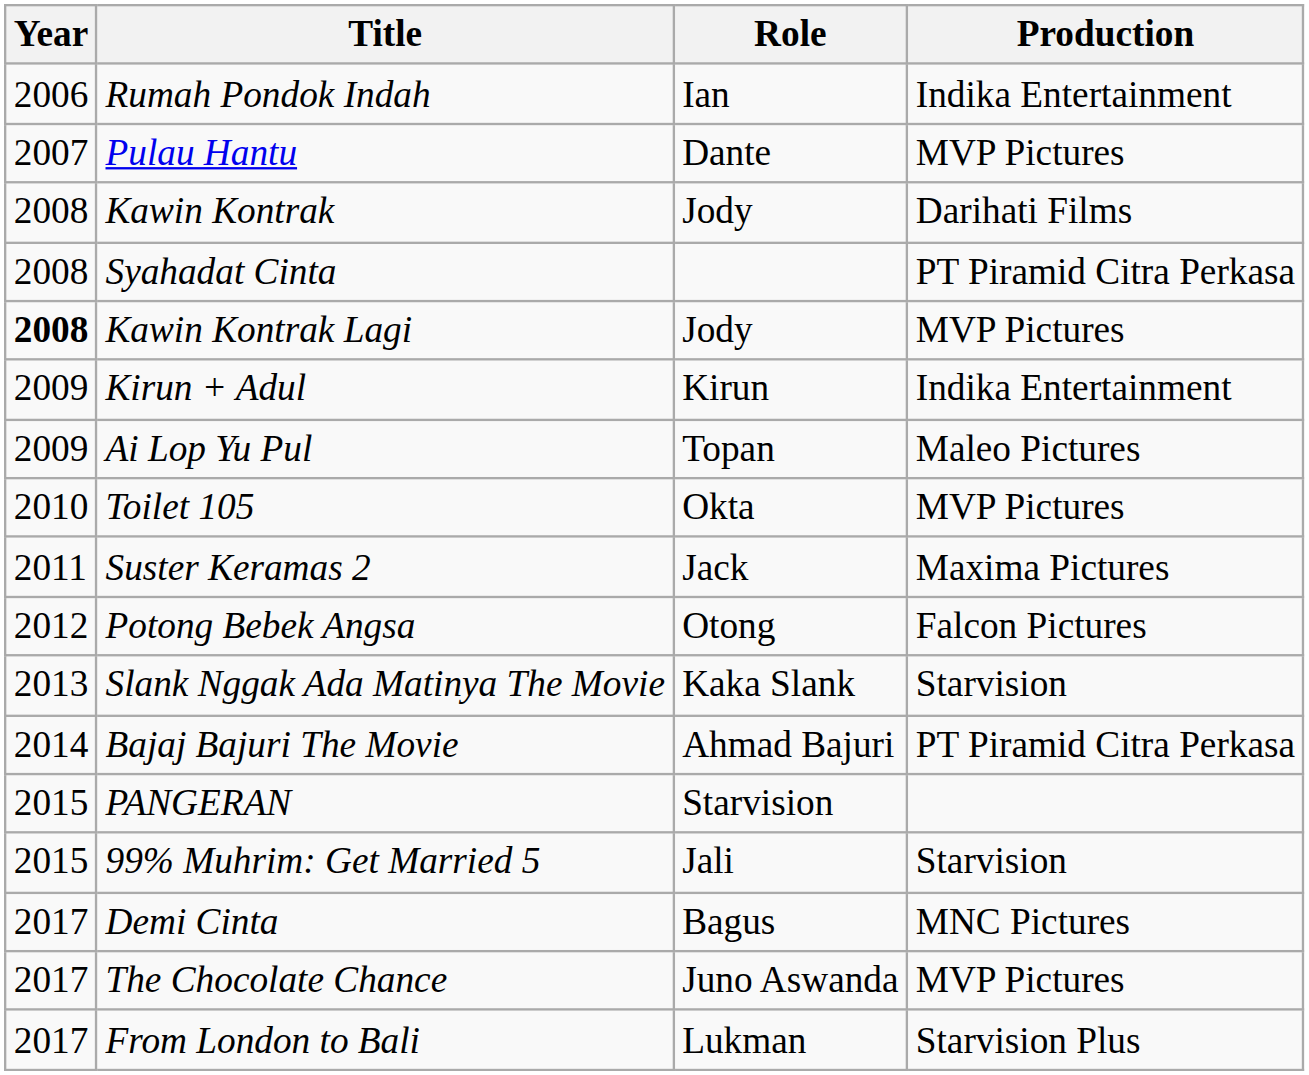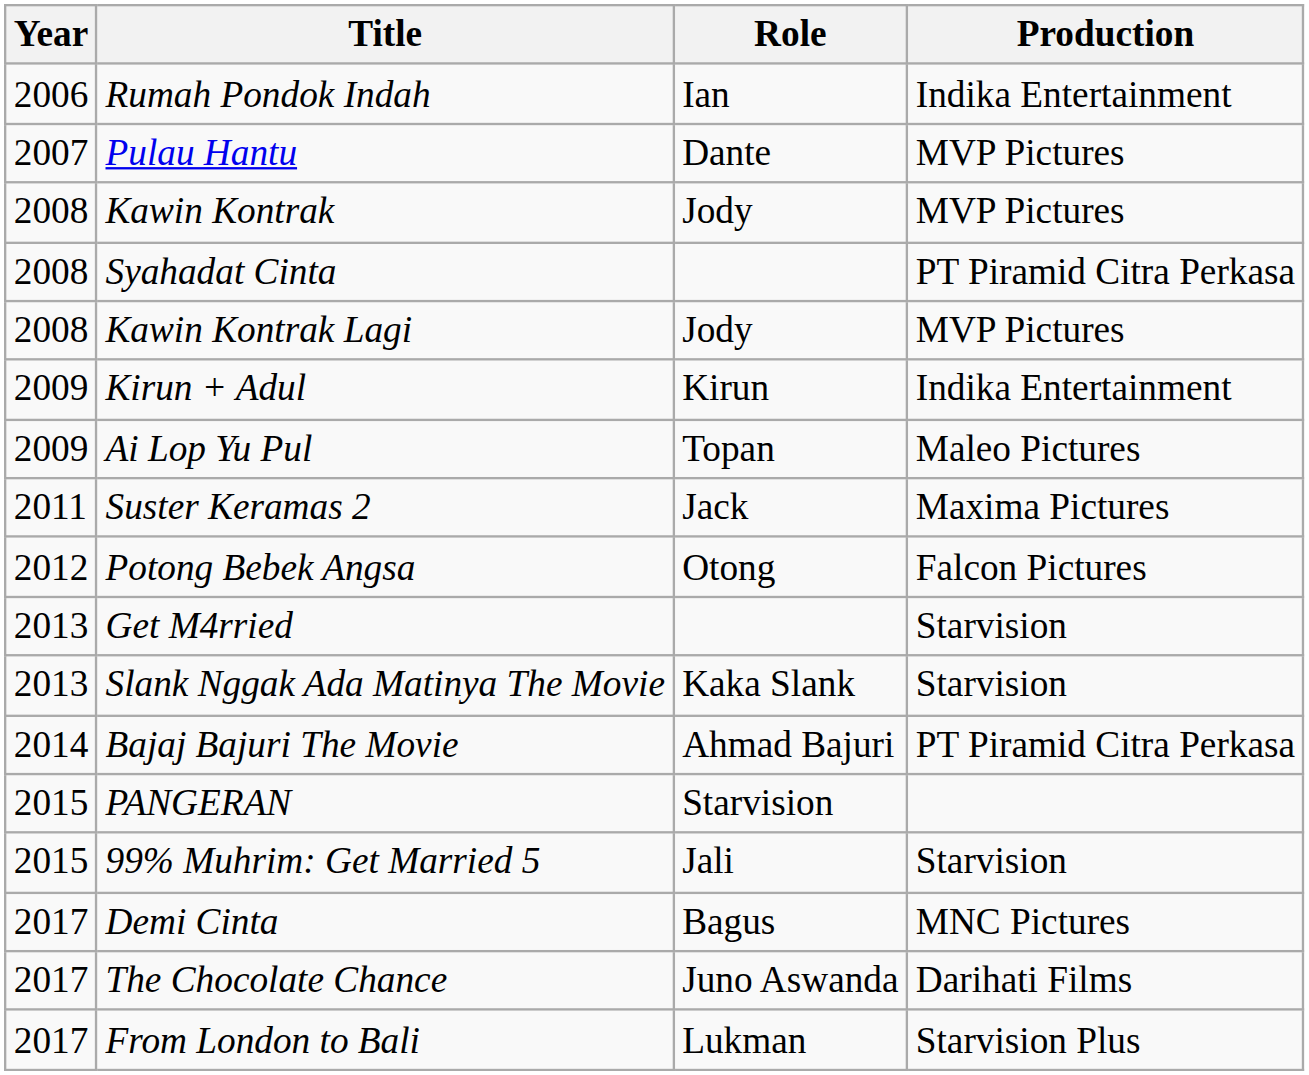(1024, 211) Darihati Films -> (1020, 211) MVP Pictures
(51, 329) bold -> (51, 329) normal
- row: (180, 507)
+ row: (199, 625)
(1020, 980) MVP Pictures -> (1024, 980) Darihati Films
